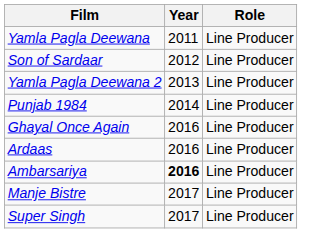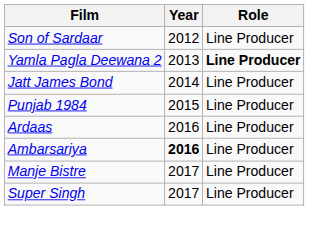- row: (79, 37)
(250, 82) normal -> (253, 60) bold
+ row: (60, 82)
(184, 104) 2014 -> (184, 104) 2015
- row: (68, 127)
